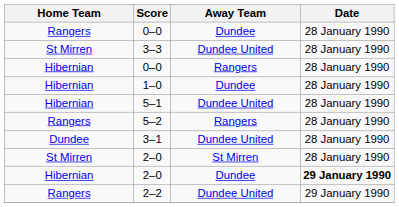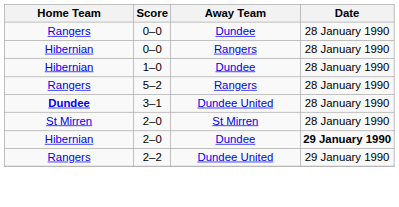- row: (152, 49)
- row: (152, 103)
(69, 139) normal -> (69, 103) bold
